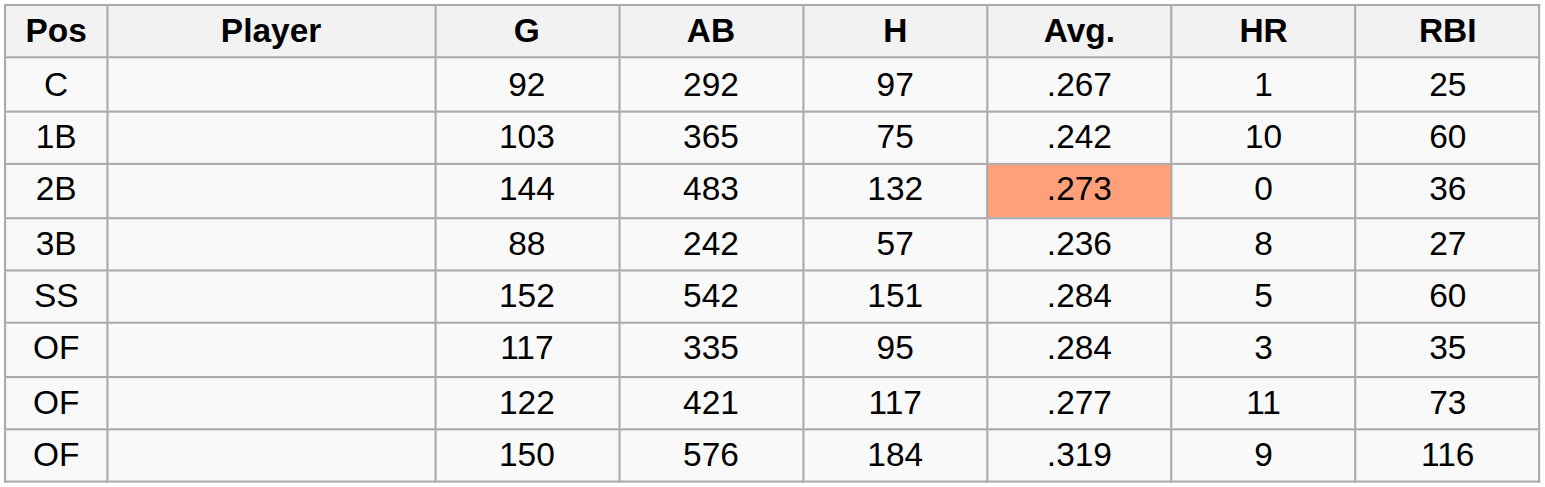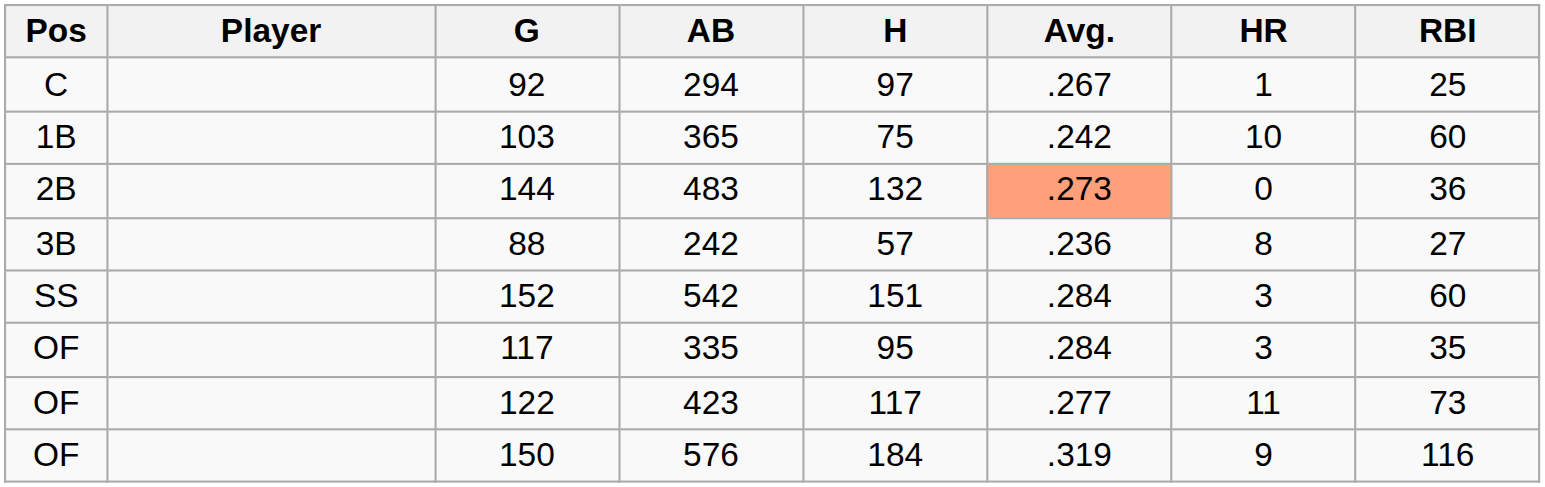(711, 84) 292 -> (711, 84) 294
(1264, 296) 5 -> (1264, 296) 3
(711, 402) 421 -> (711, 402) 423
